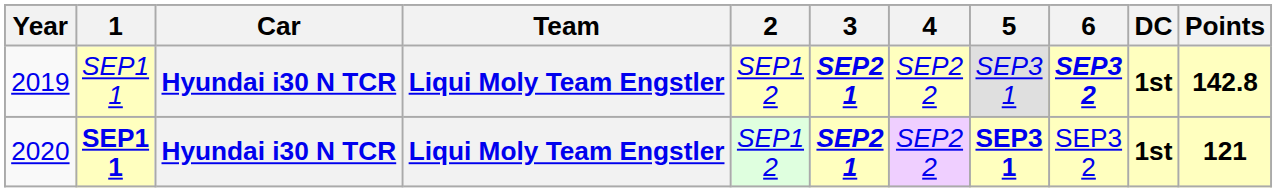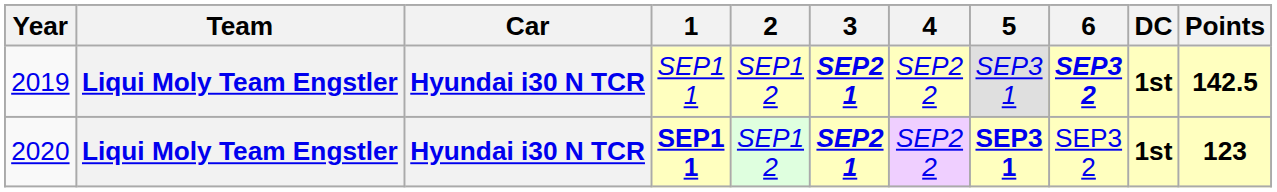columns swapped: (567, 25) <-> (116, 25)
(1225, 81) 142.8 -> (1225, 81) 142.5
(1225, 151) 121 -> (1225, 151) 123
